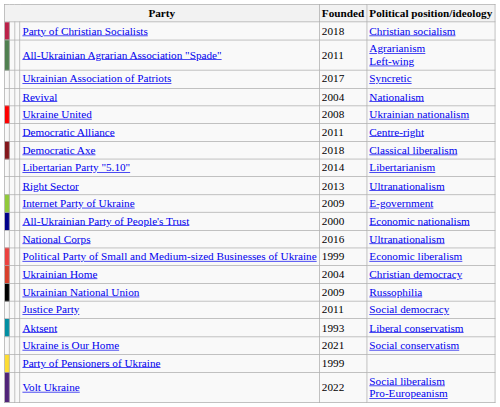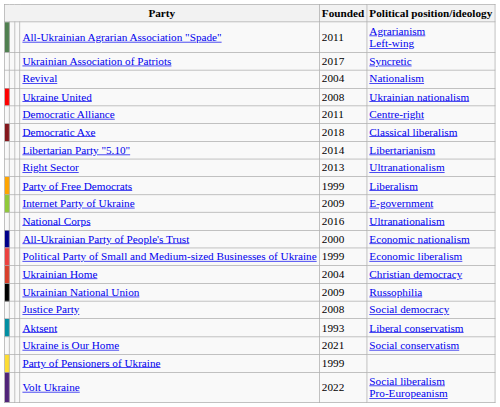- row: (85, 31)
+ row: (77, 185)
rows swapped: (106, 221) <-> (56, 239)
(333, 310) 2011 -> (333, 310) 2008
